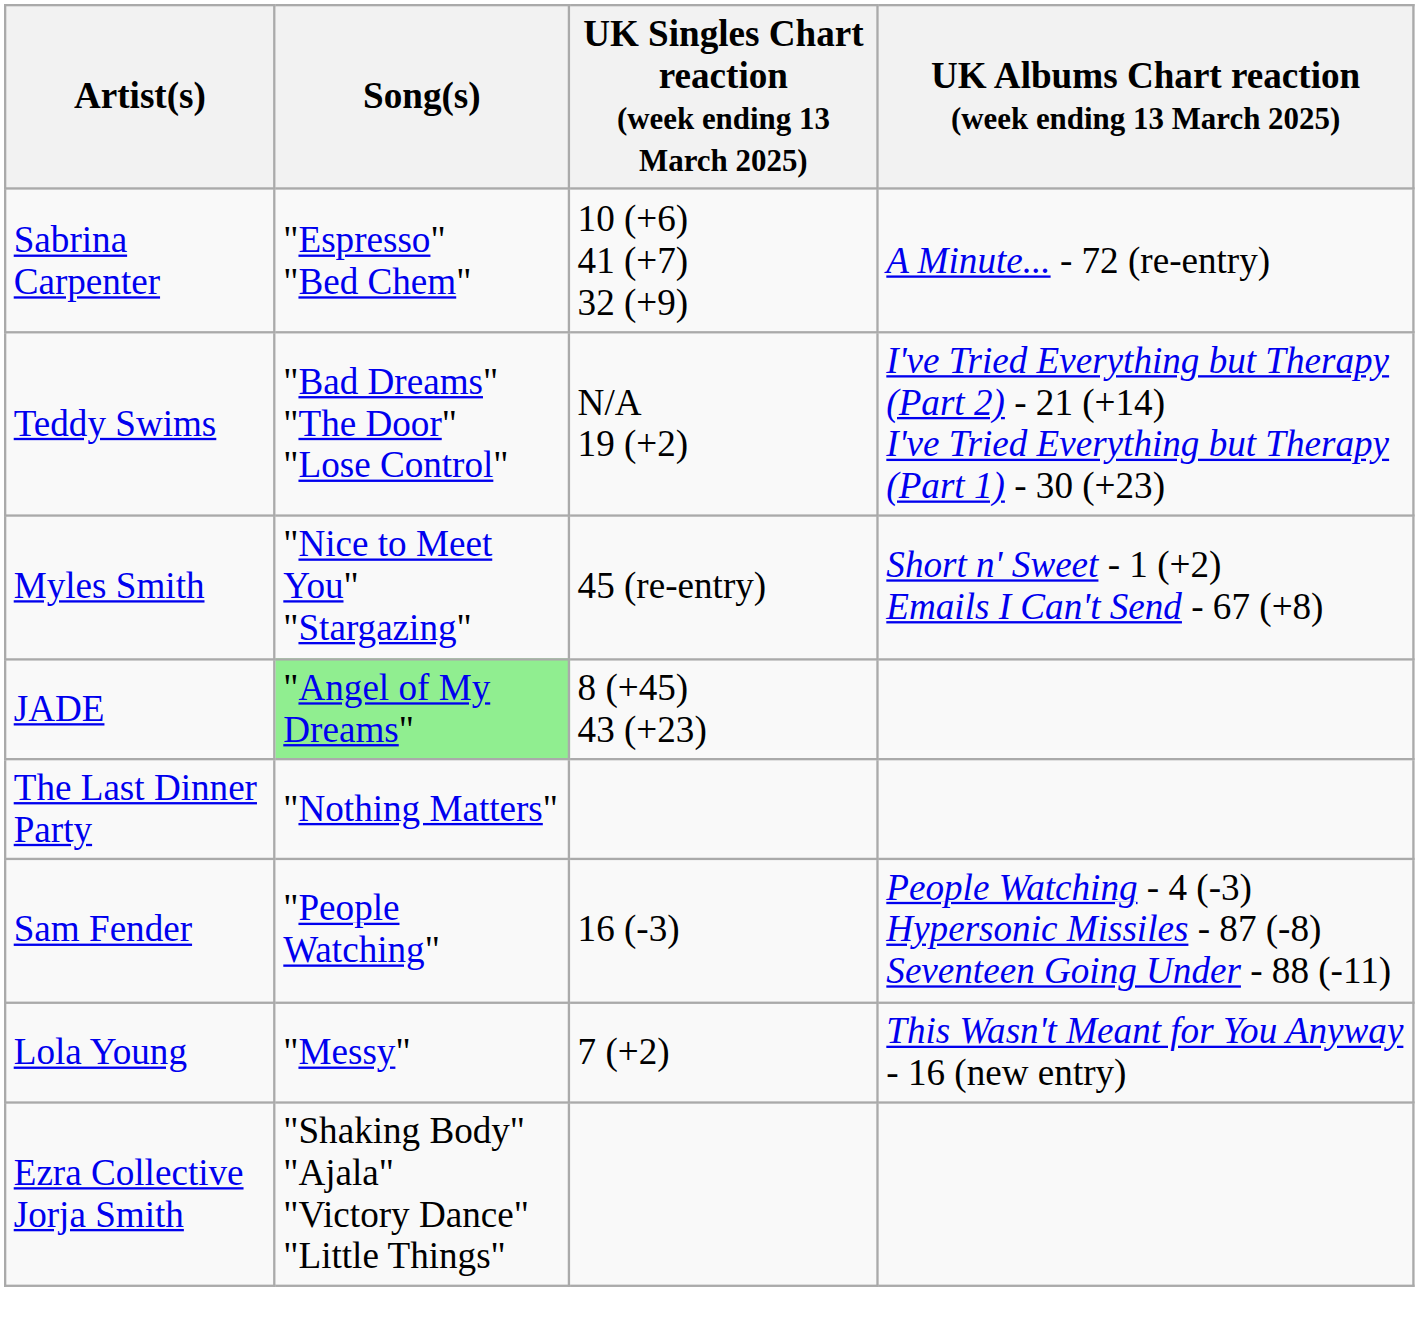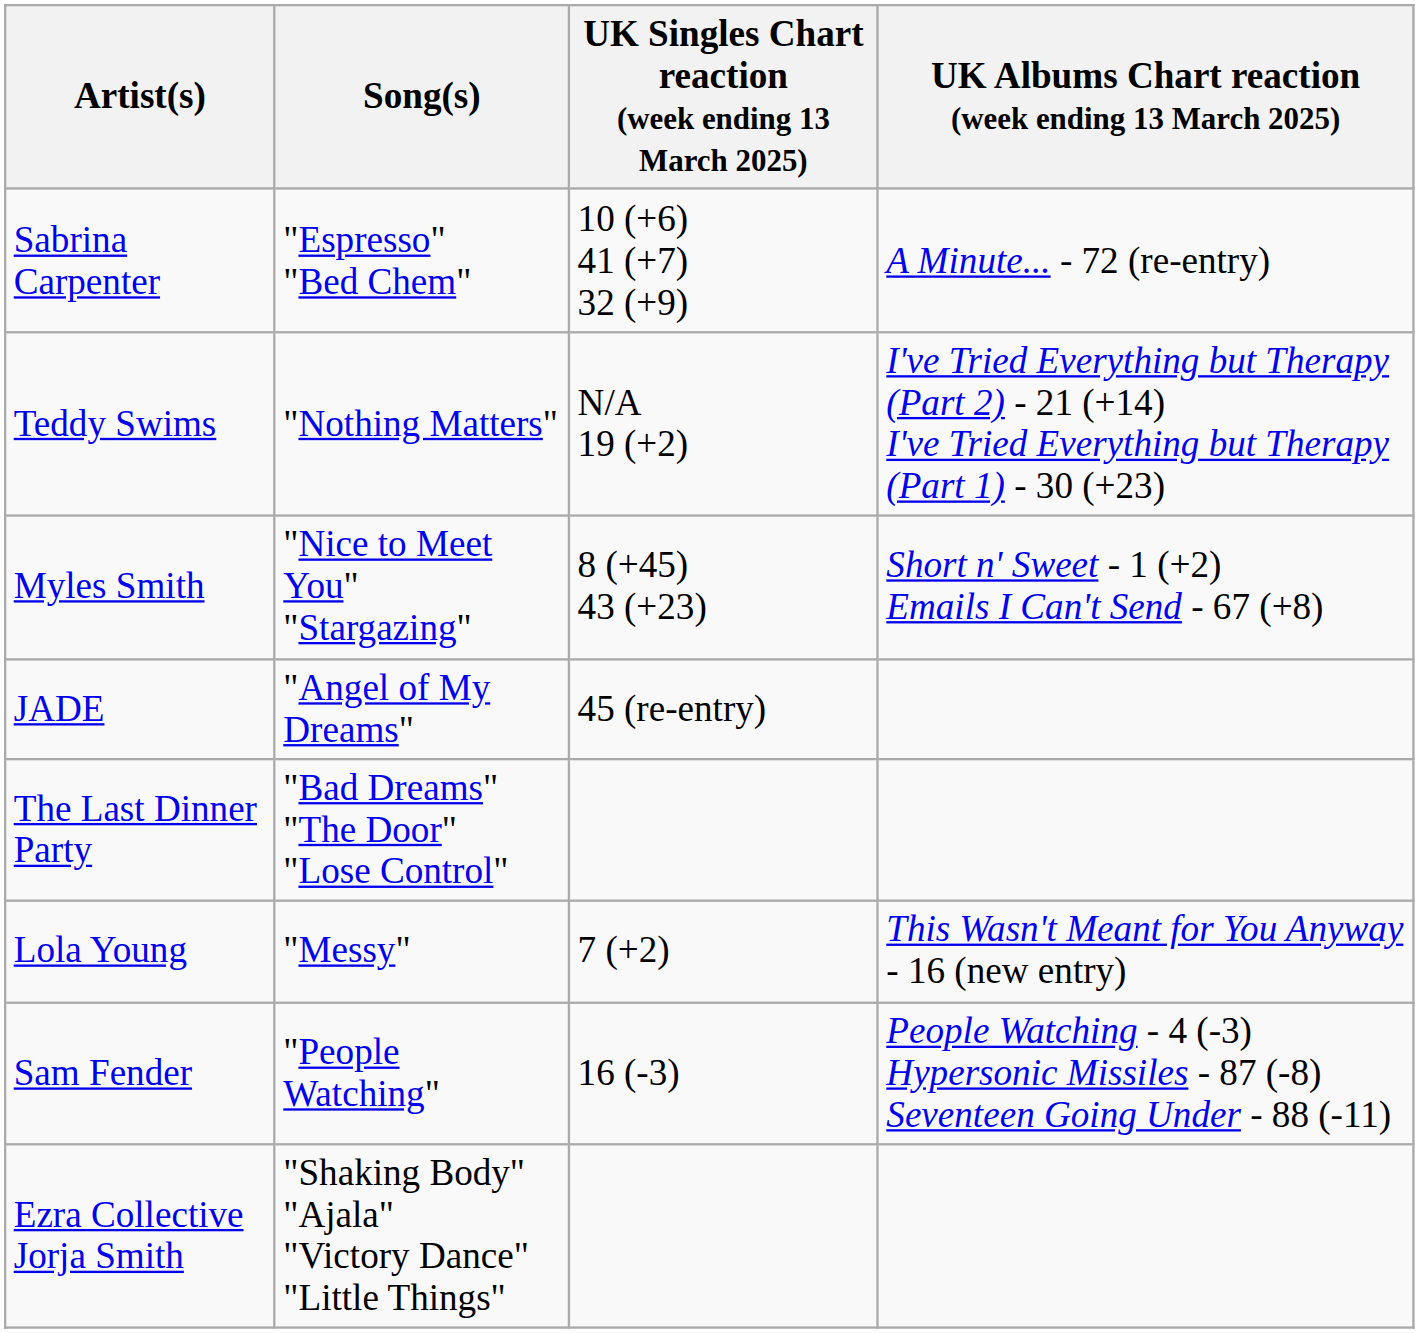(396, 423) "Bad Dreams" "The Door" "Lose Control" -> (421, 423) "Nothing Matters"
(672, 586) 45 (re-entry) -> (642, 586) 8 (+45) 43 (+23)
(387, 707) lightgreen background -> (387, 707) no background
(642, 707) 8 (+45) 43 (+23) -> (672, 707) 45 (re-entry)
(421, 808) "Nothing Matters" -> (396, 829) "Bad Dreams" "The Door" "Lose Control"
rows swapped: (100, 1051) <-> (103, 930)
